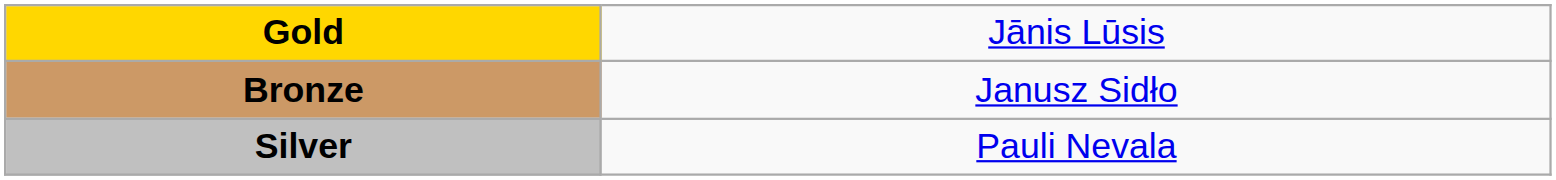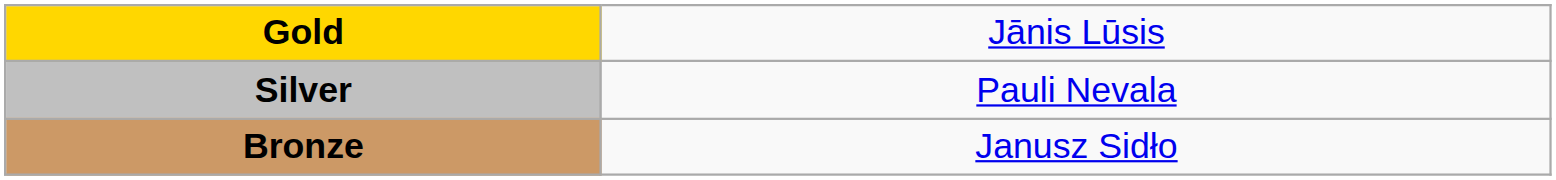rows swapped: (303, 145) <-> (303, 89)
